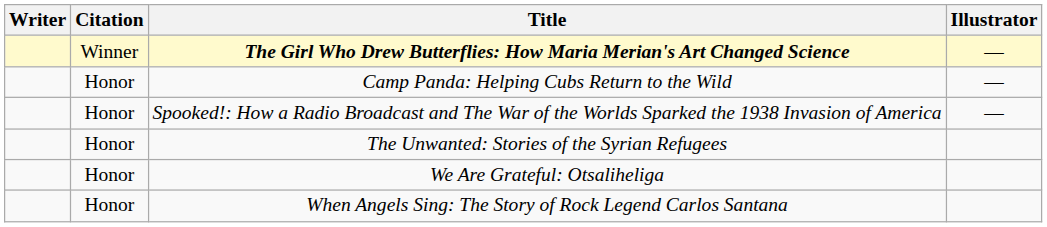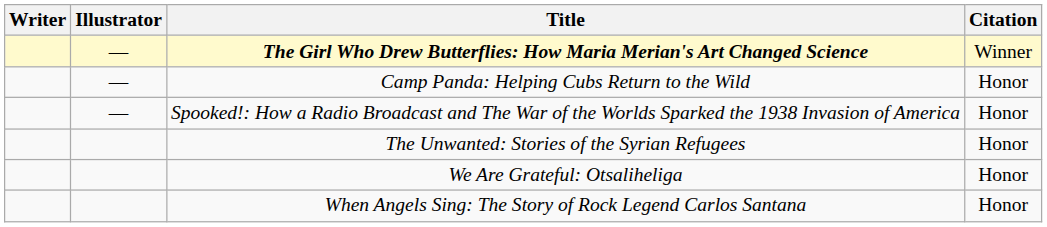columns swapped: (994, 19) <-> (109, 19)
